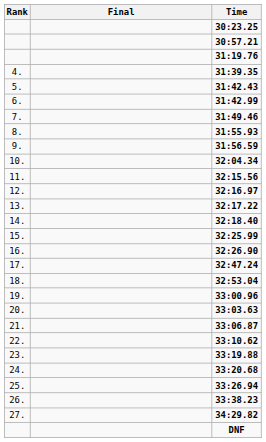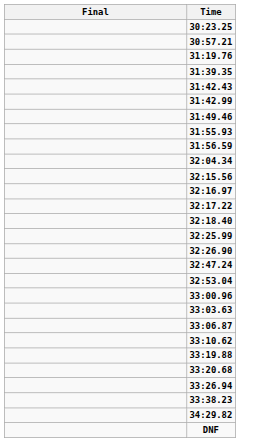- column: (17, 12)
